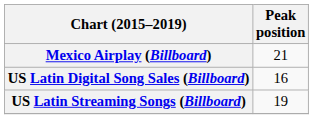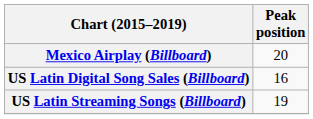(281, 55) 21 -> (281, 55) 20
